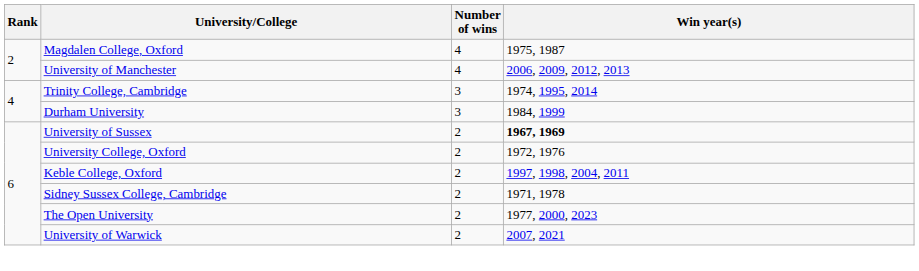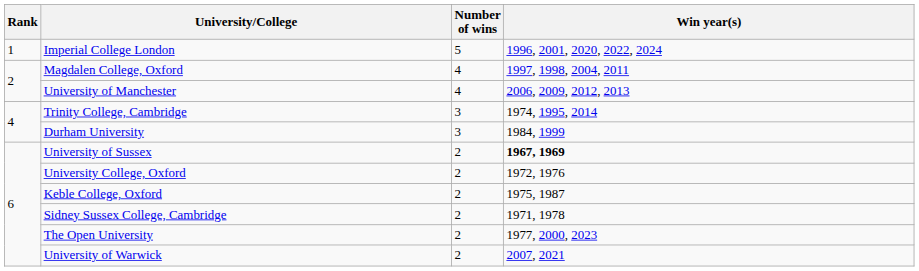+ row: (109, 49)
(536, 49) 1975, 1987 -> (568, 70) 1997, 1998, 2004, 2011
(568, 173) 1997, 1998, 2004, 2011 -> (536, 193) 1975, 1987
